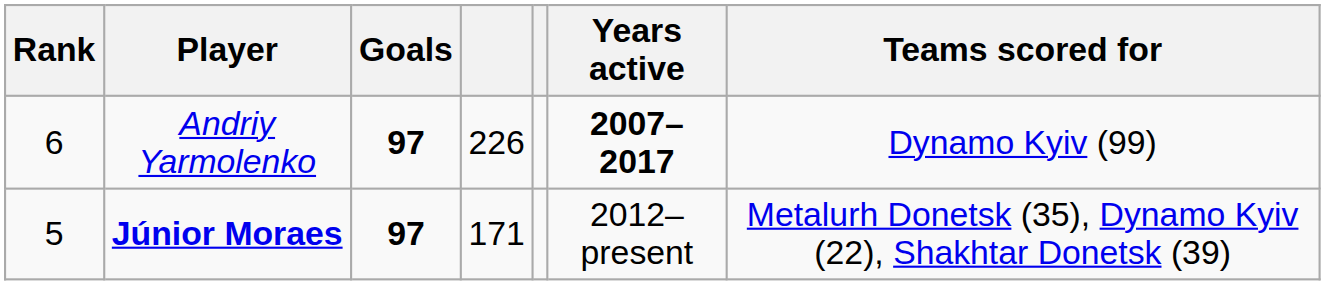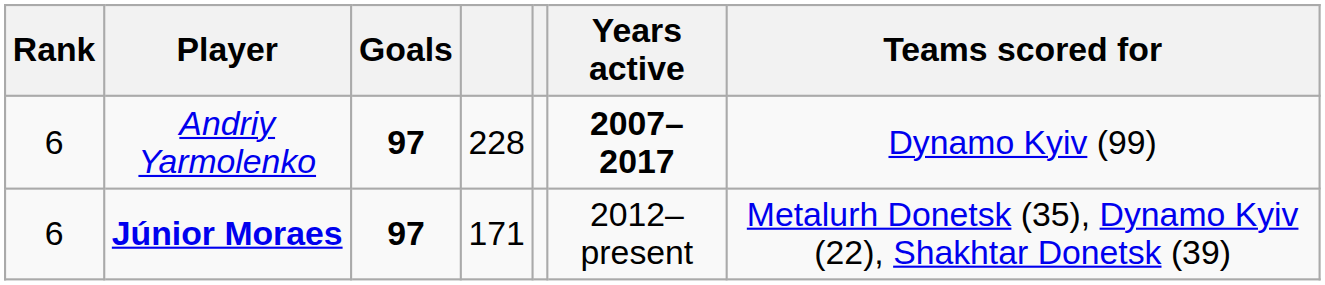(497, 141) 226 -> (497, 141) 228
(54, 233) 5 -> (54, 233) 6
